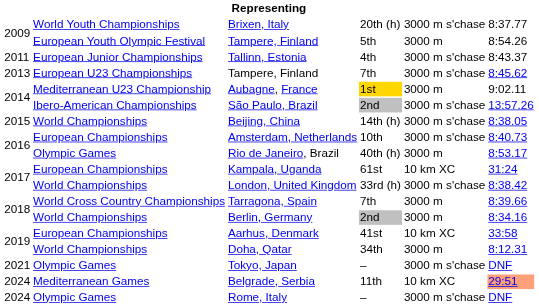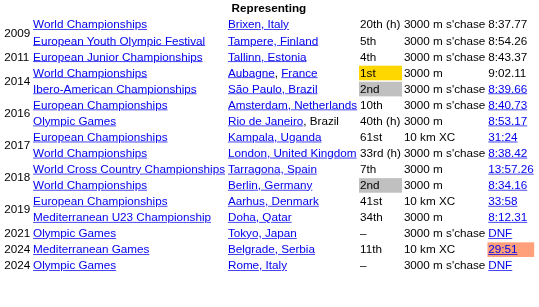(106, 24) World Youth Championships -> (90, 24) World Championships
(423, 41) 3000 m -> (445, 41) 3000 m s'chase
- row: (17, 73)
(122, 89) Mediterranean U23 Championship -> (90, 73) World Championships
(511, 105) 13:57.26 -> (508, 89) 8:39.66
- row: (17, 121)
(508, 201) 8:39.66 -> (511, 169) 13:57.26
(90, 249) World Championships -> (122, 217) Mediterranean U23 Championship
